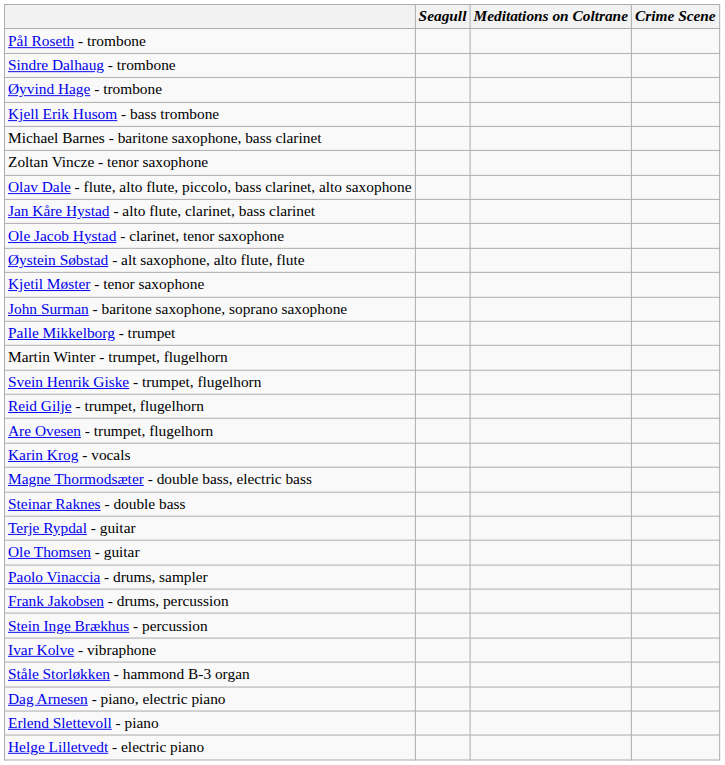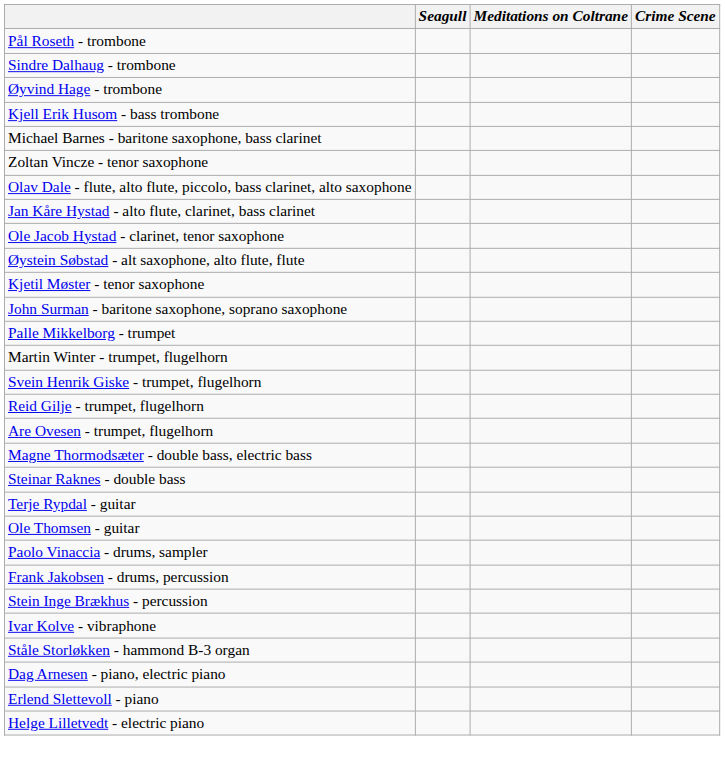- row: (69, 455)
